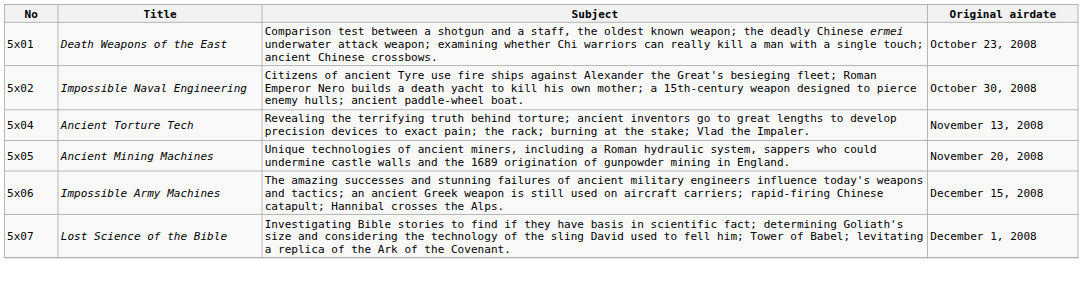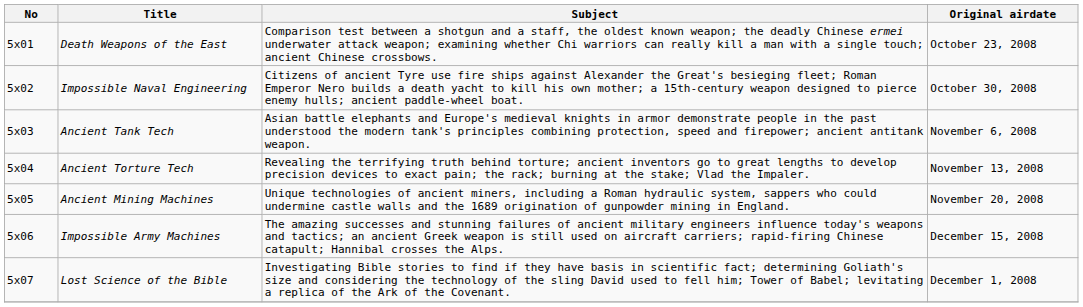+ row: (117, 131)
